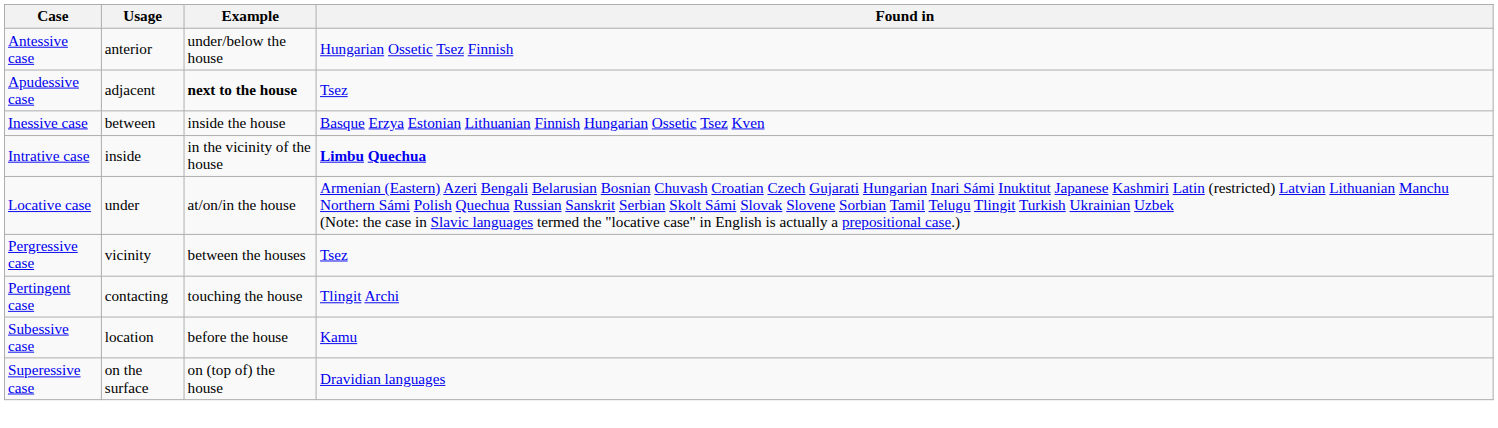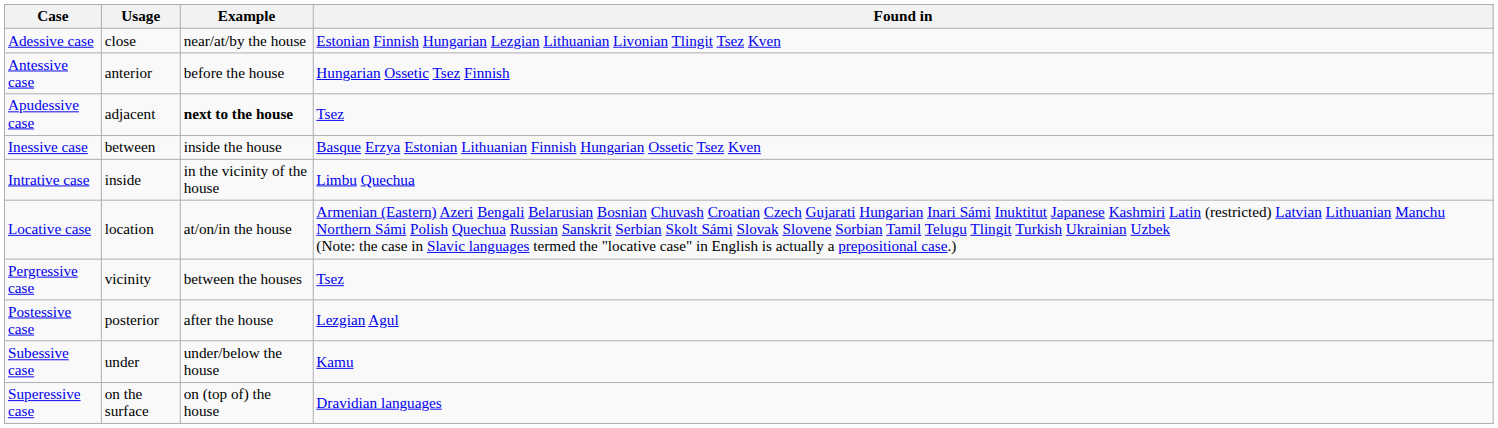+ row: (51, 40)
(237, 49) under/below the house -> (234, 73) before the house
(373, 155) bold -> (366, 179) normal
(122, 205) under -> (129, 229) location
- row: (39, 296)
+ row: (40, 320)
(129, 337) location -> (122, 361) under
(238, 337) before the house -> (233, 361) under/below the house
